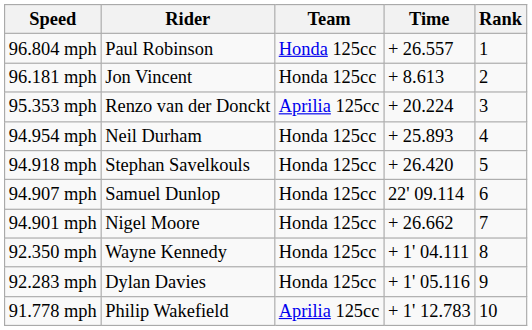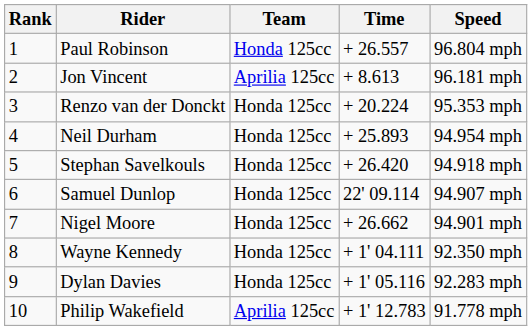columns swapped: (501, 19) <-> (53, 19)
(328, 77) Honda 125cc -> (284, 77) Aprilia 125cc
(329, 106) Aprilia 125cc -> (283, 106) Honda 125cc
